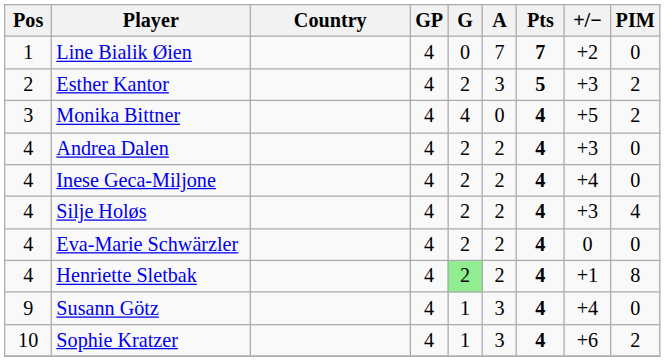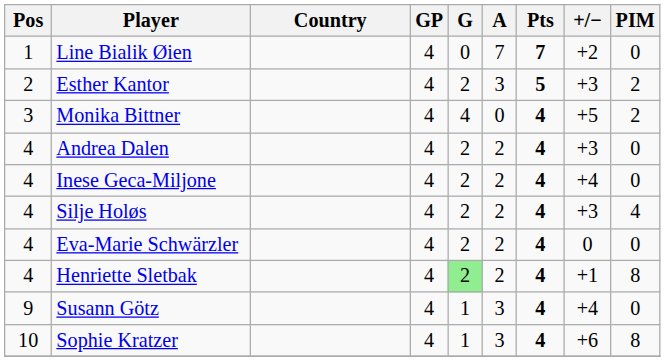(635, 340) 2 -> (635, 340) 8
